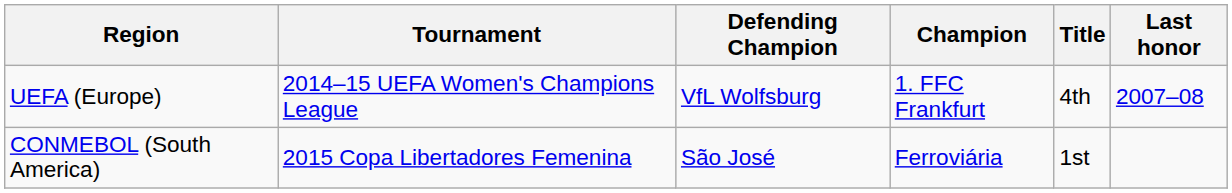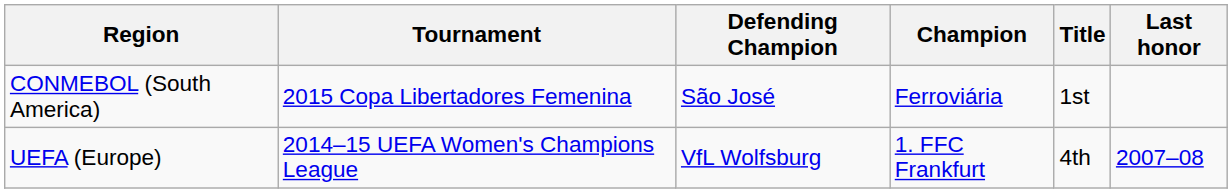rows swapped: (110, 157) <-> (86, 96)
